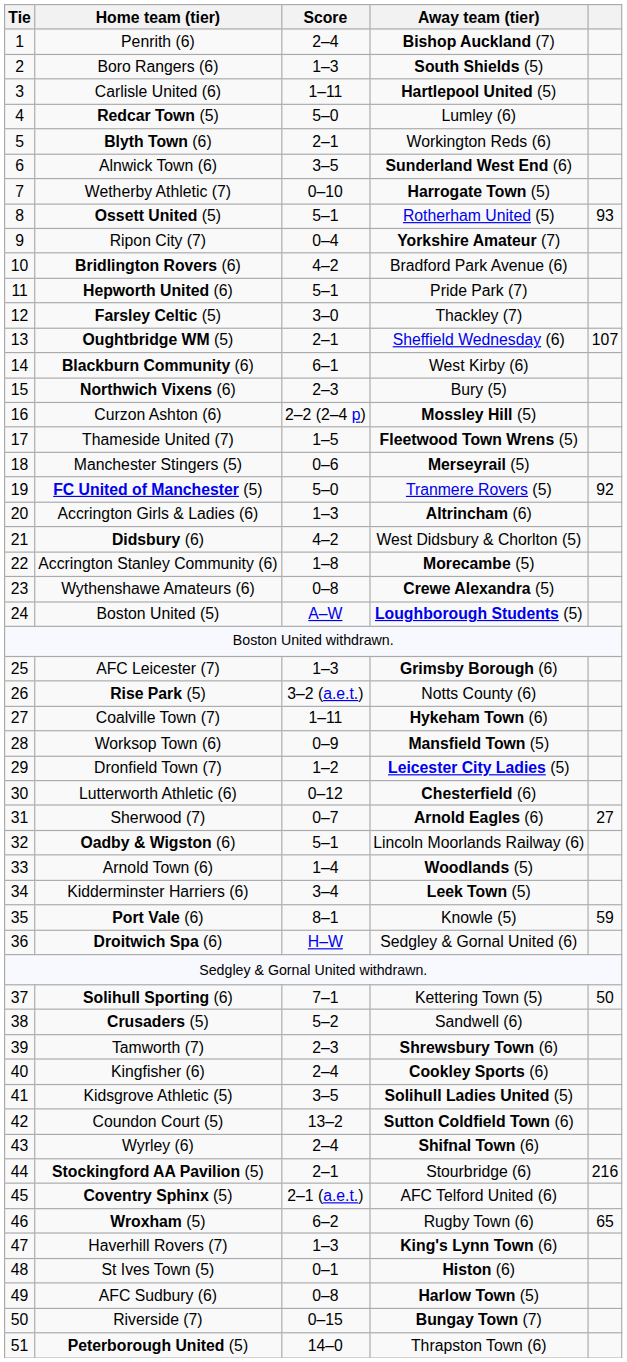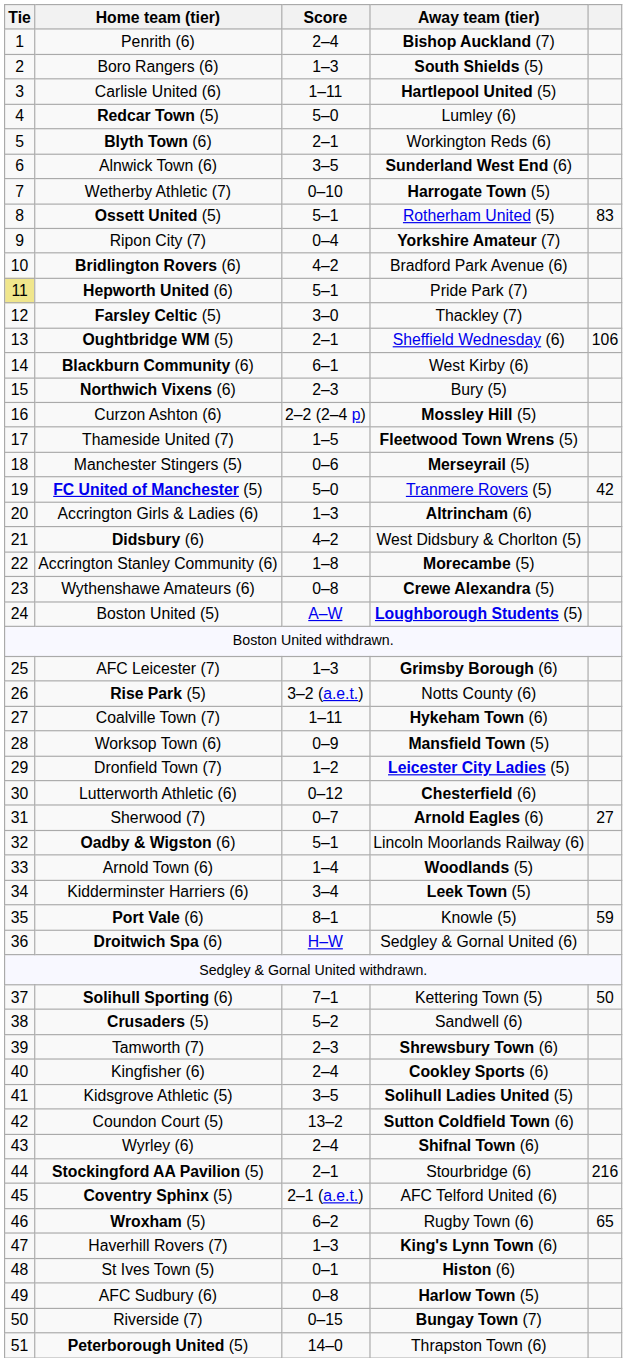(605, 216) 93 -> (605, 216) 83
(20, 290) no background -> (20, 290) khaki background
(605, 340) 107 -> (605, 340) 106
(605, 489) 92 -> (605, 489) 42
